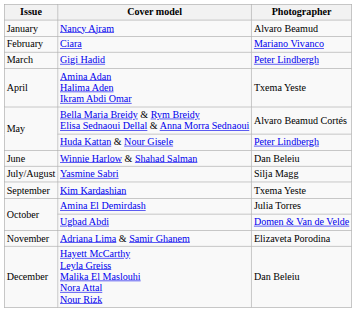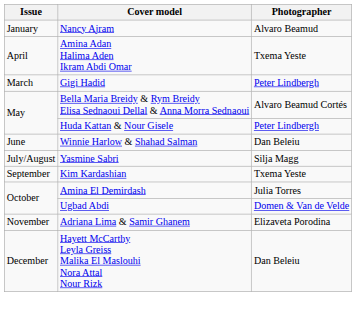- row: (71, 44)
rows swapped: (83, 60) <-> (96, 87)
